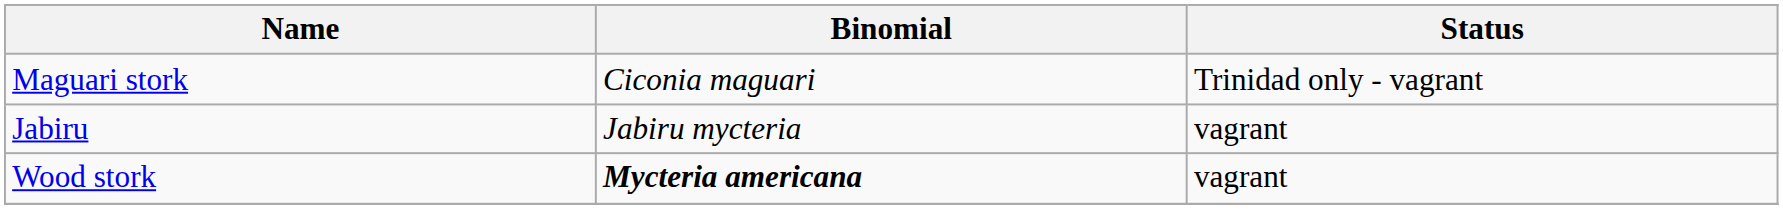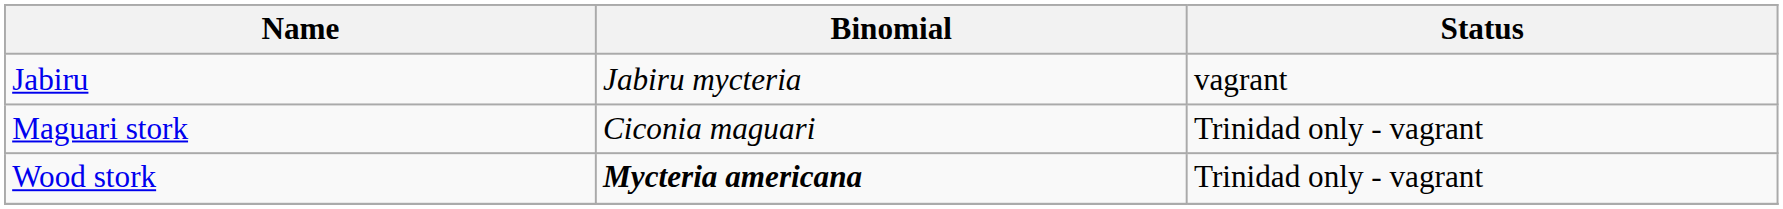rows swapped: (100, 78) <-> (50, 128)
(1241, 177) vagrant -> (1339, 177) Trinidad only - vagrant
